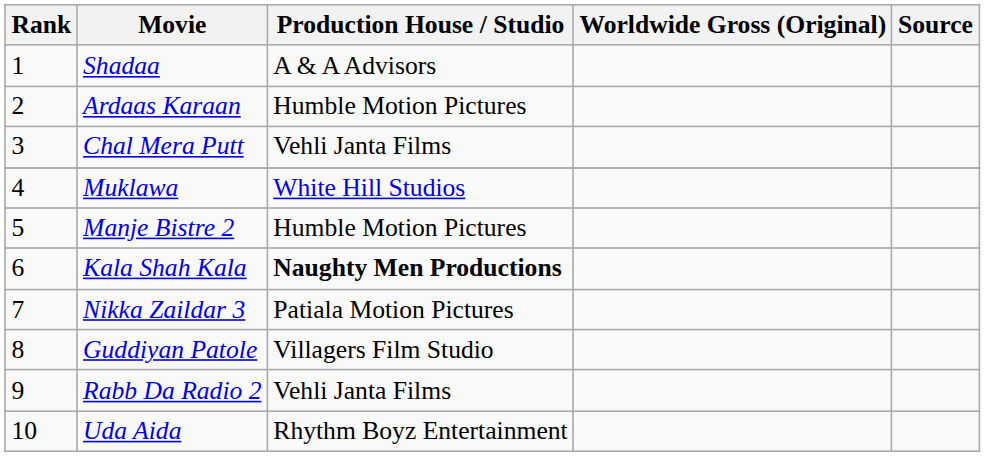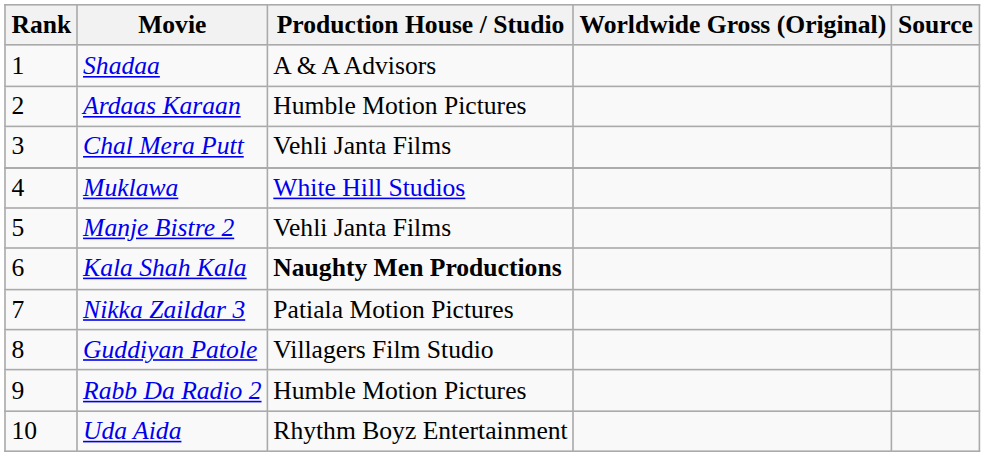(400, 227) Humble Motion Pictures -> (362, 227) Vehli Janta Films
(362, 390) Vehli Janta Films -> (400, 390) Humble Motion Pictures
